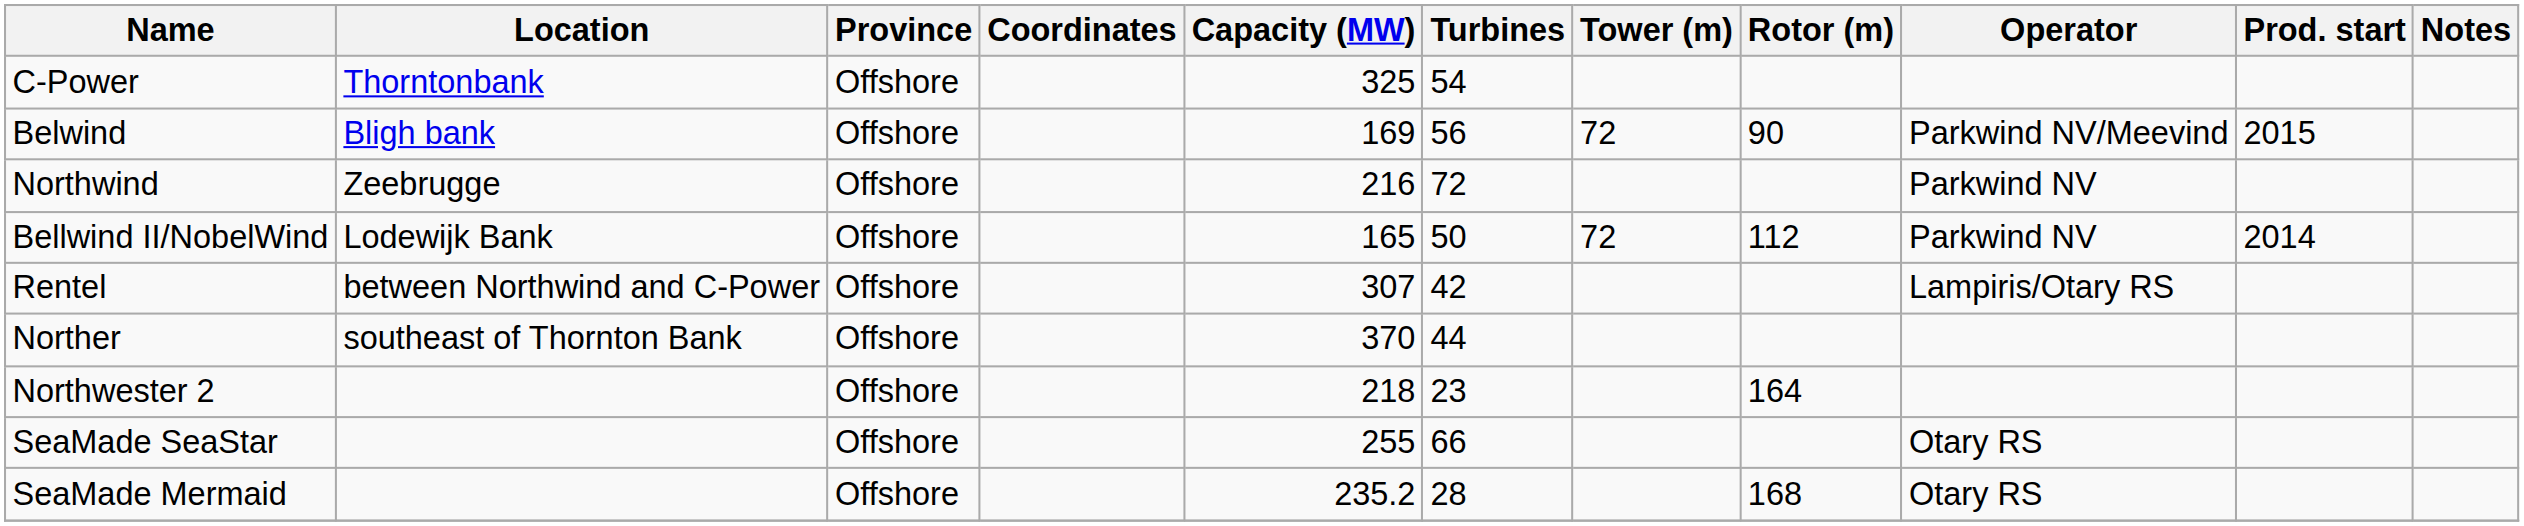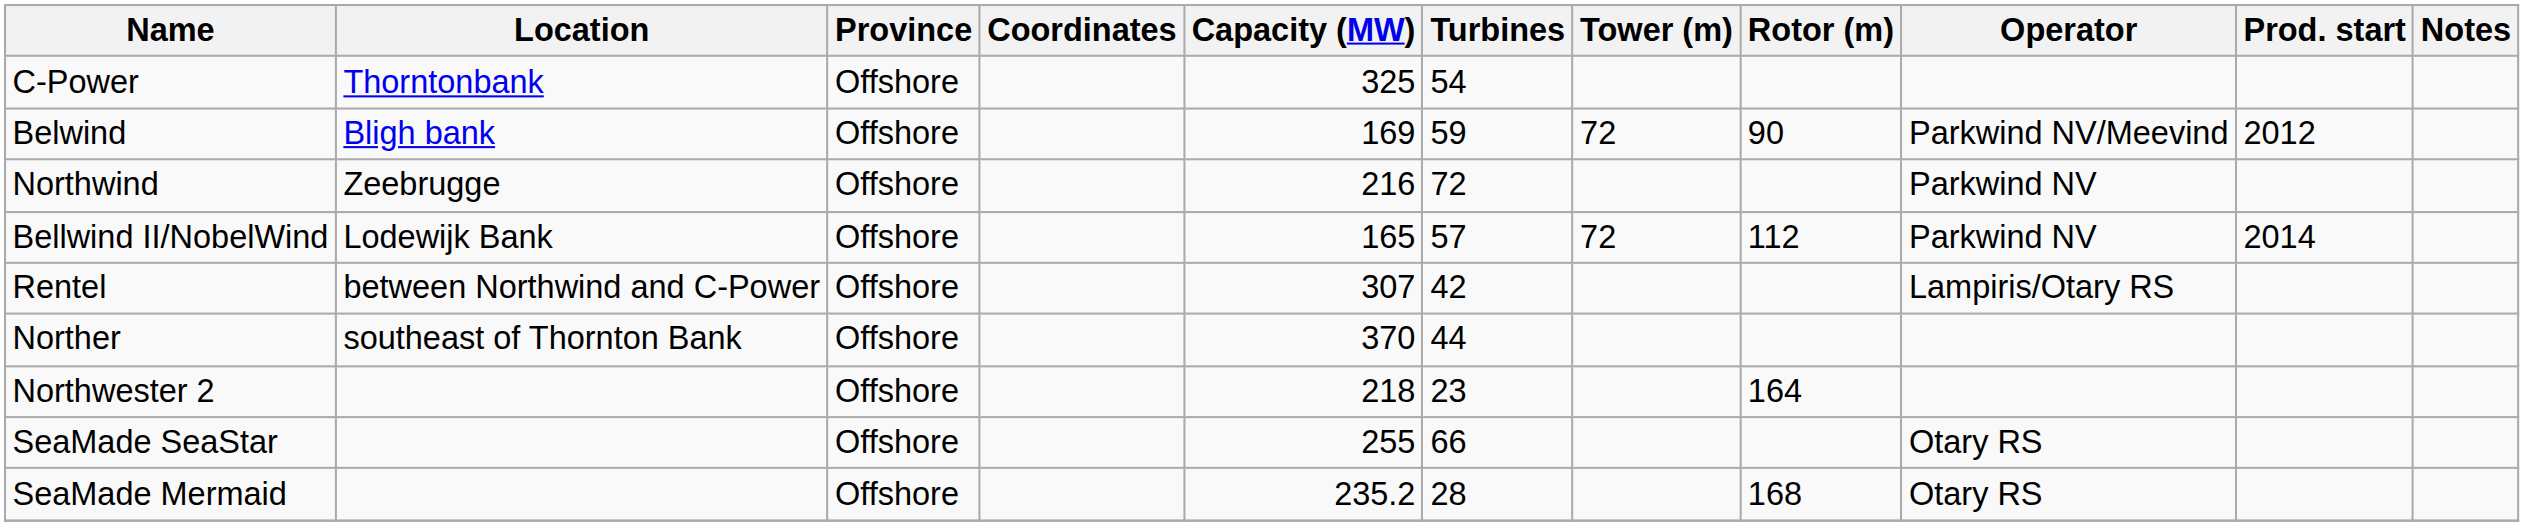(1448, 133) 56 -> (1448, 133) 59
(2280, 133) 2015 -> (2280, 133) 2012
(1448, 236) 50 -> (1448, 236) 57
